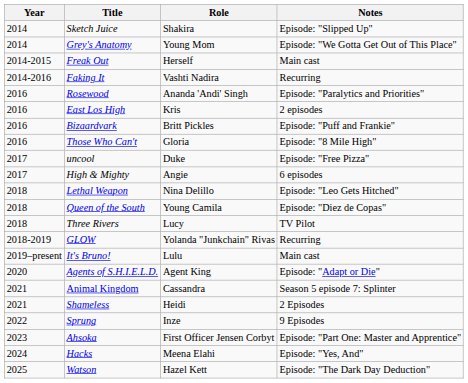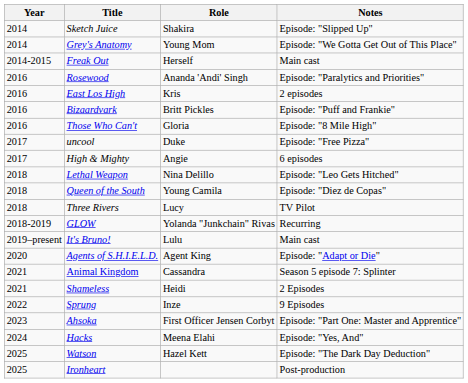- row: (85, 77)
+ row: (86, 369)
